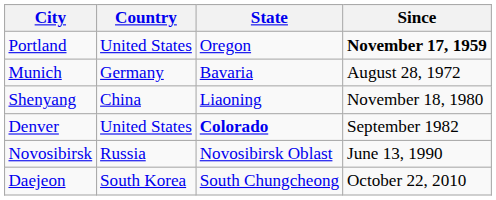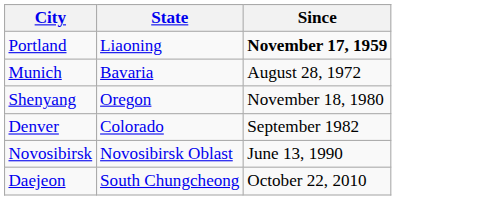- column: (146, 18)
(225, 45) Oregon -> (131, 45) Liaoning
(231, 99) Liaoning -> (126, 99) Oregon
(234, 126) bold -> (132, 126) normal
